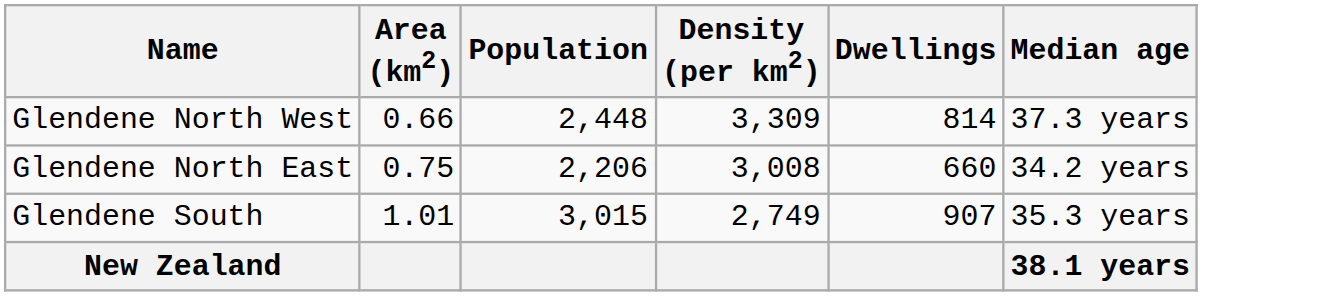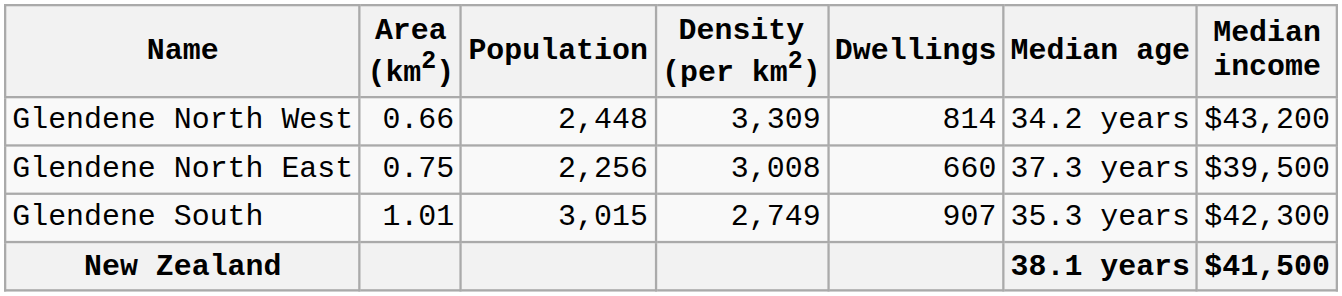+ column: (1267, 51)
(1100, 120) 37.3 years -> (1100, 120) 34.2 years
(603, 169) 2,206 -> (603, 169) 2,256
(1100, 169) 34.2 years -> (1100, 169) 37.3 years
